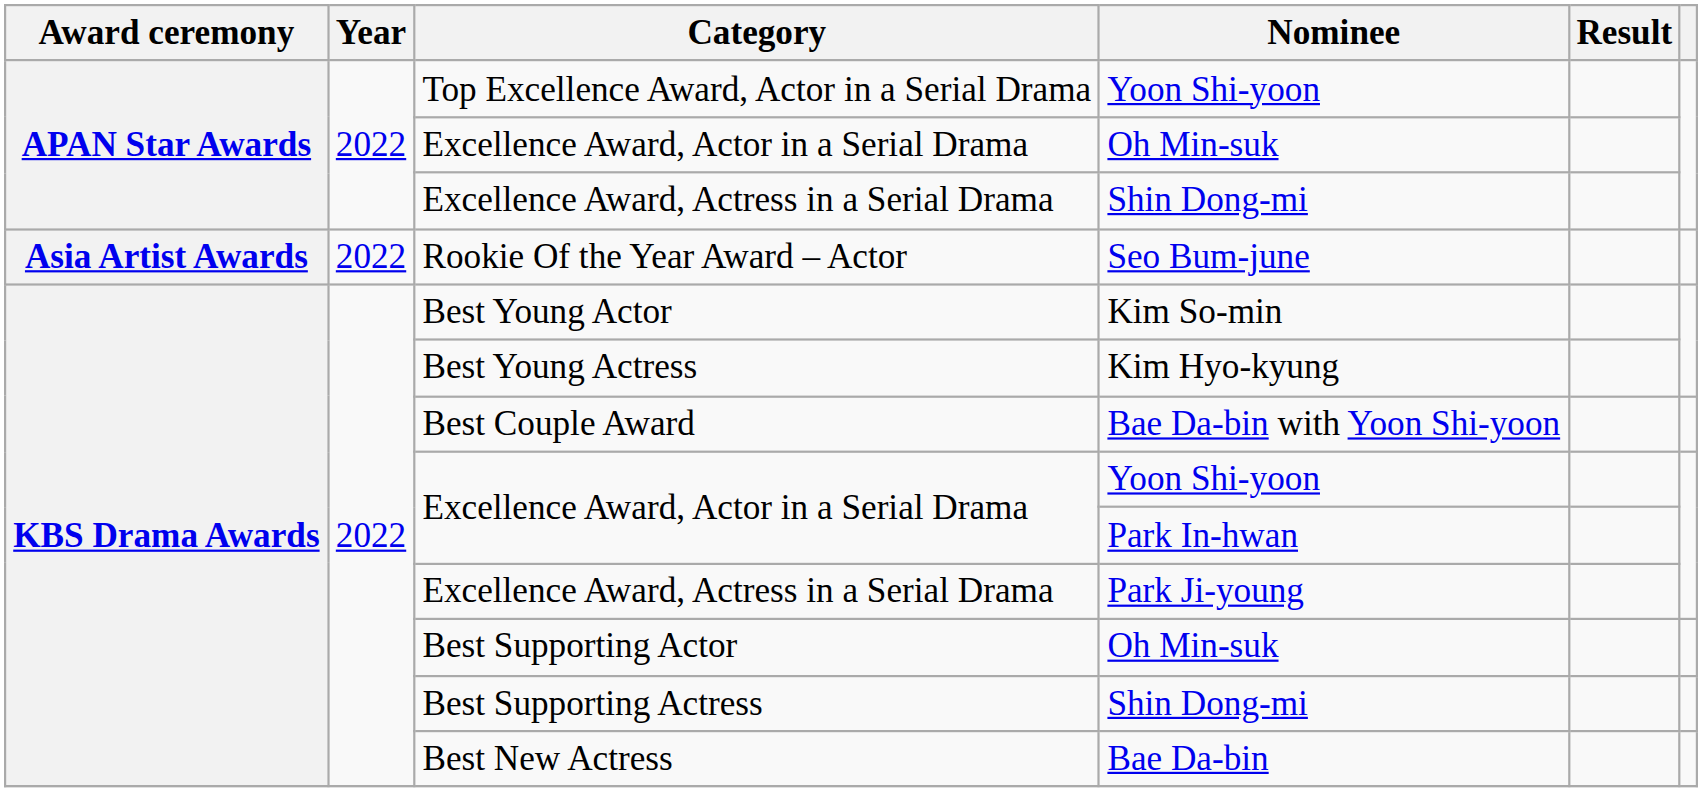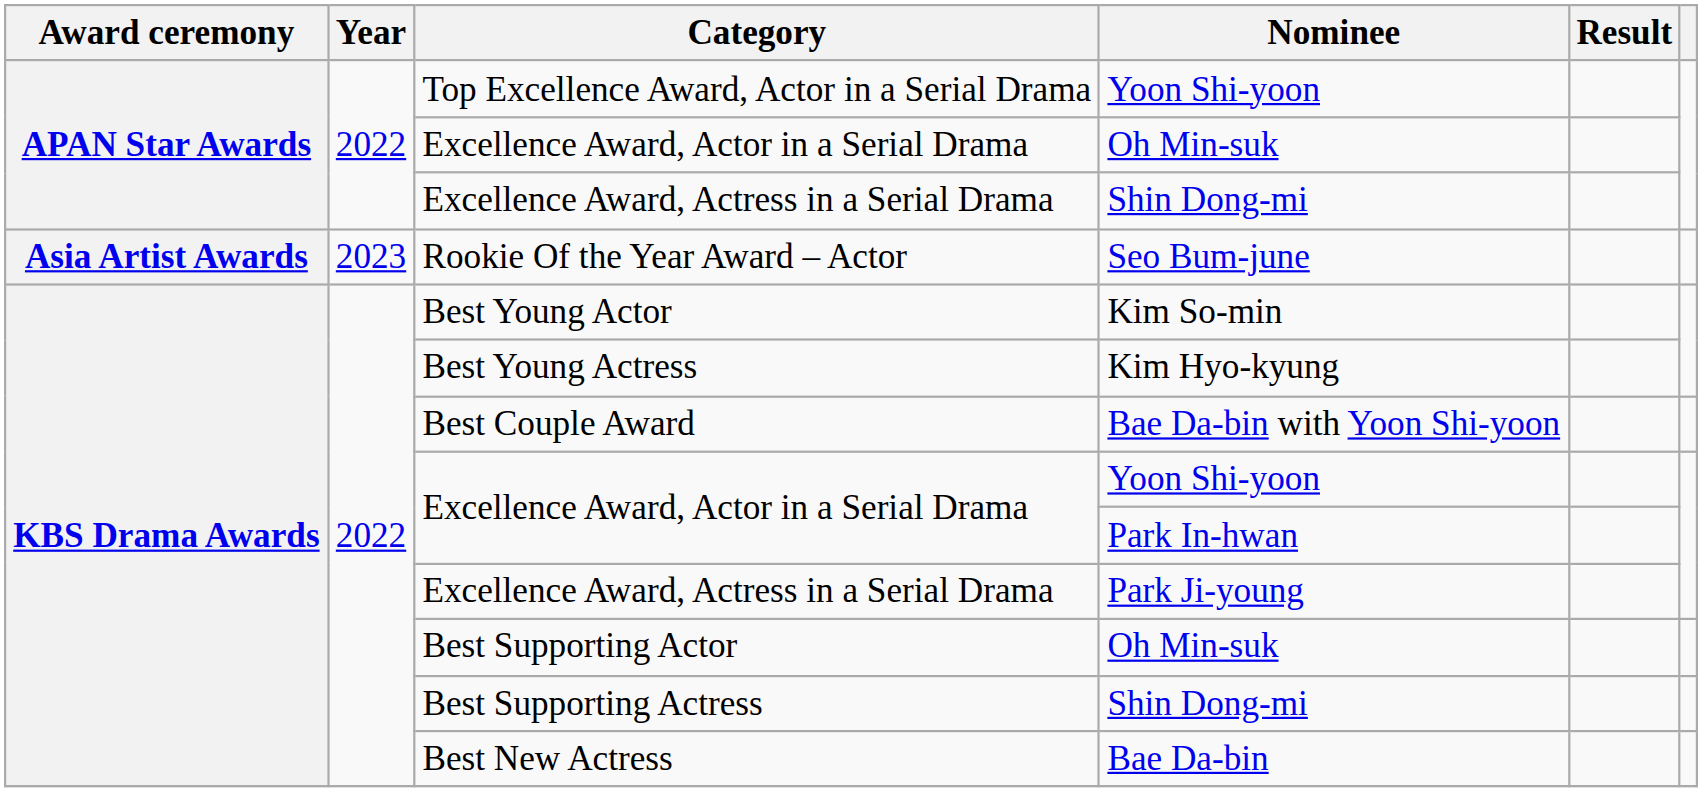(371, 255) 2022 -> (371, 255) 2023
